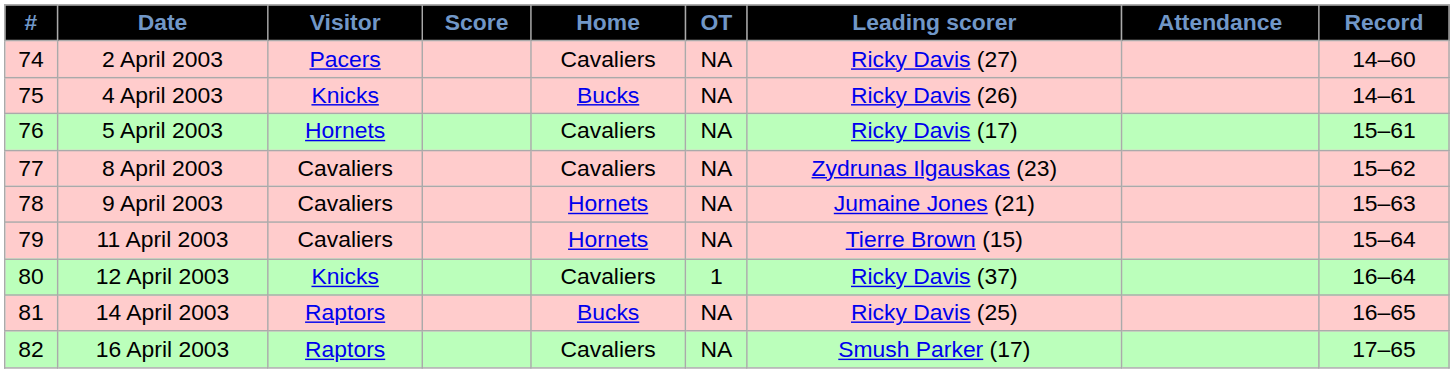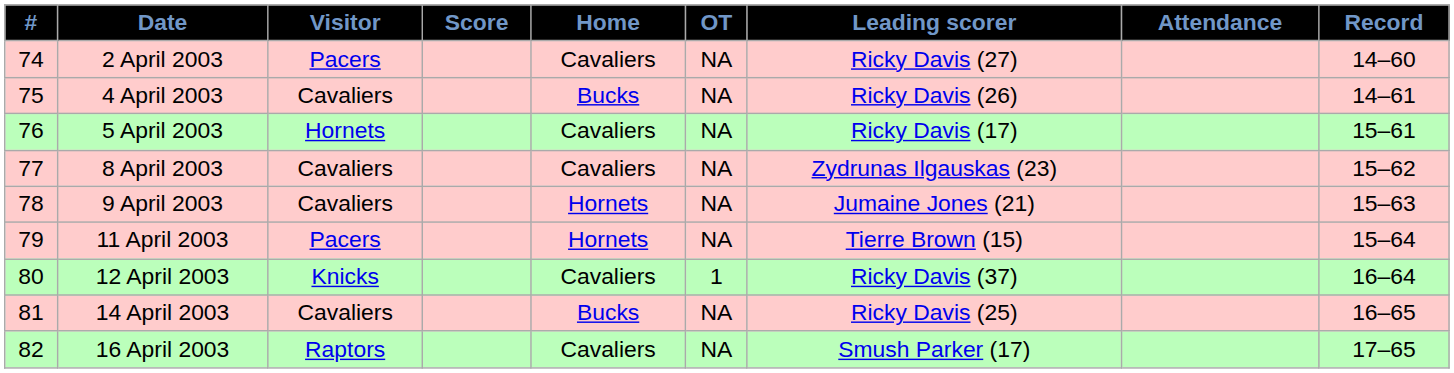(345, 95) Knicks -> (345, 95) Cavaliers
(345, 240) Cavaliers -> (345, 240) Pacers
(345, 312) Raptors -> (345, 312) Cavaliers
